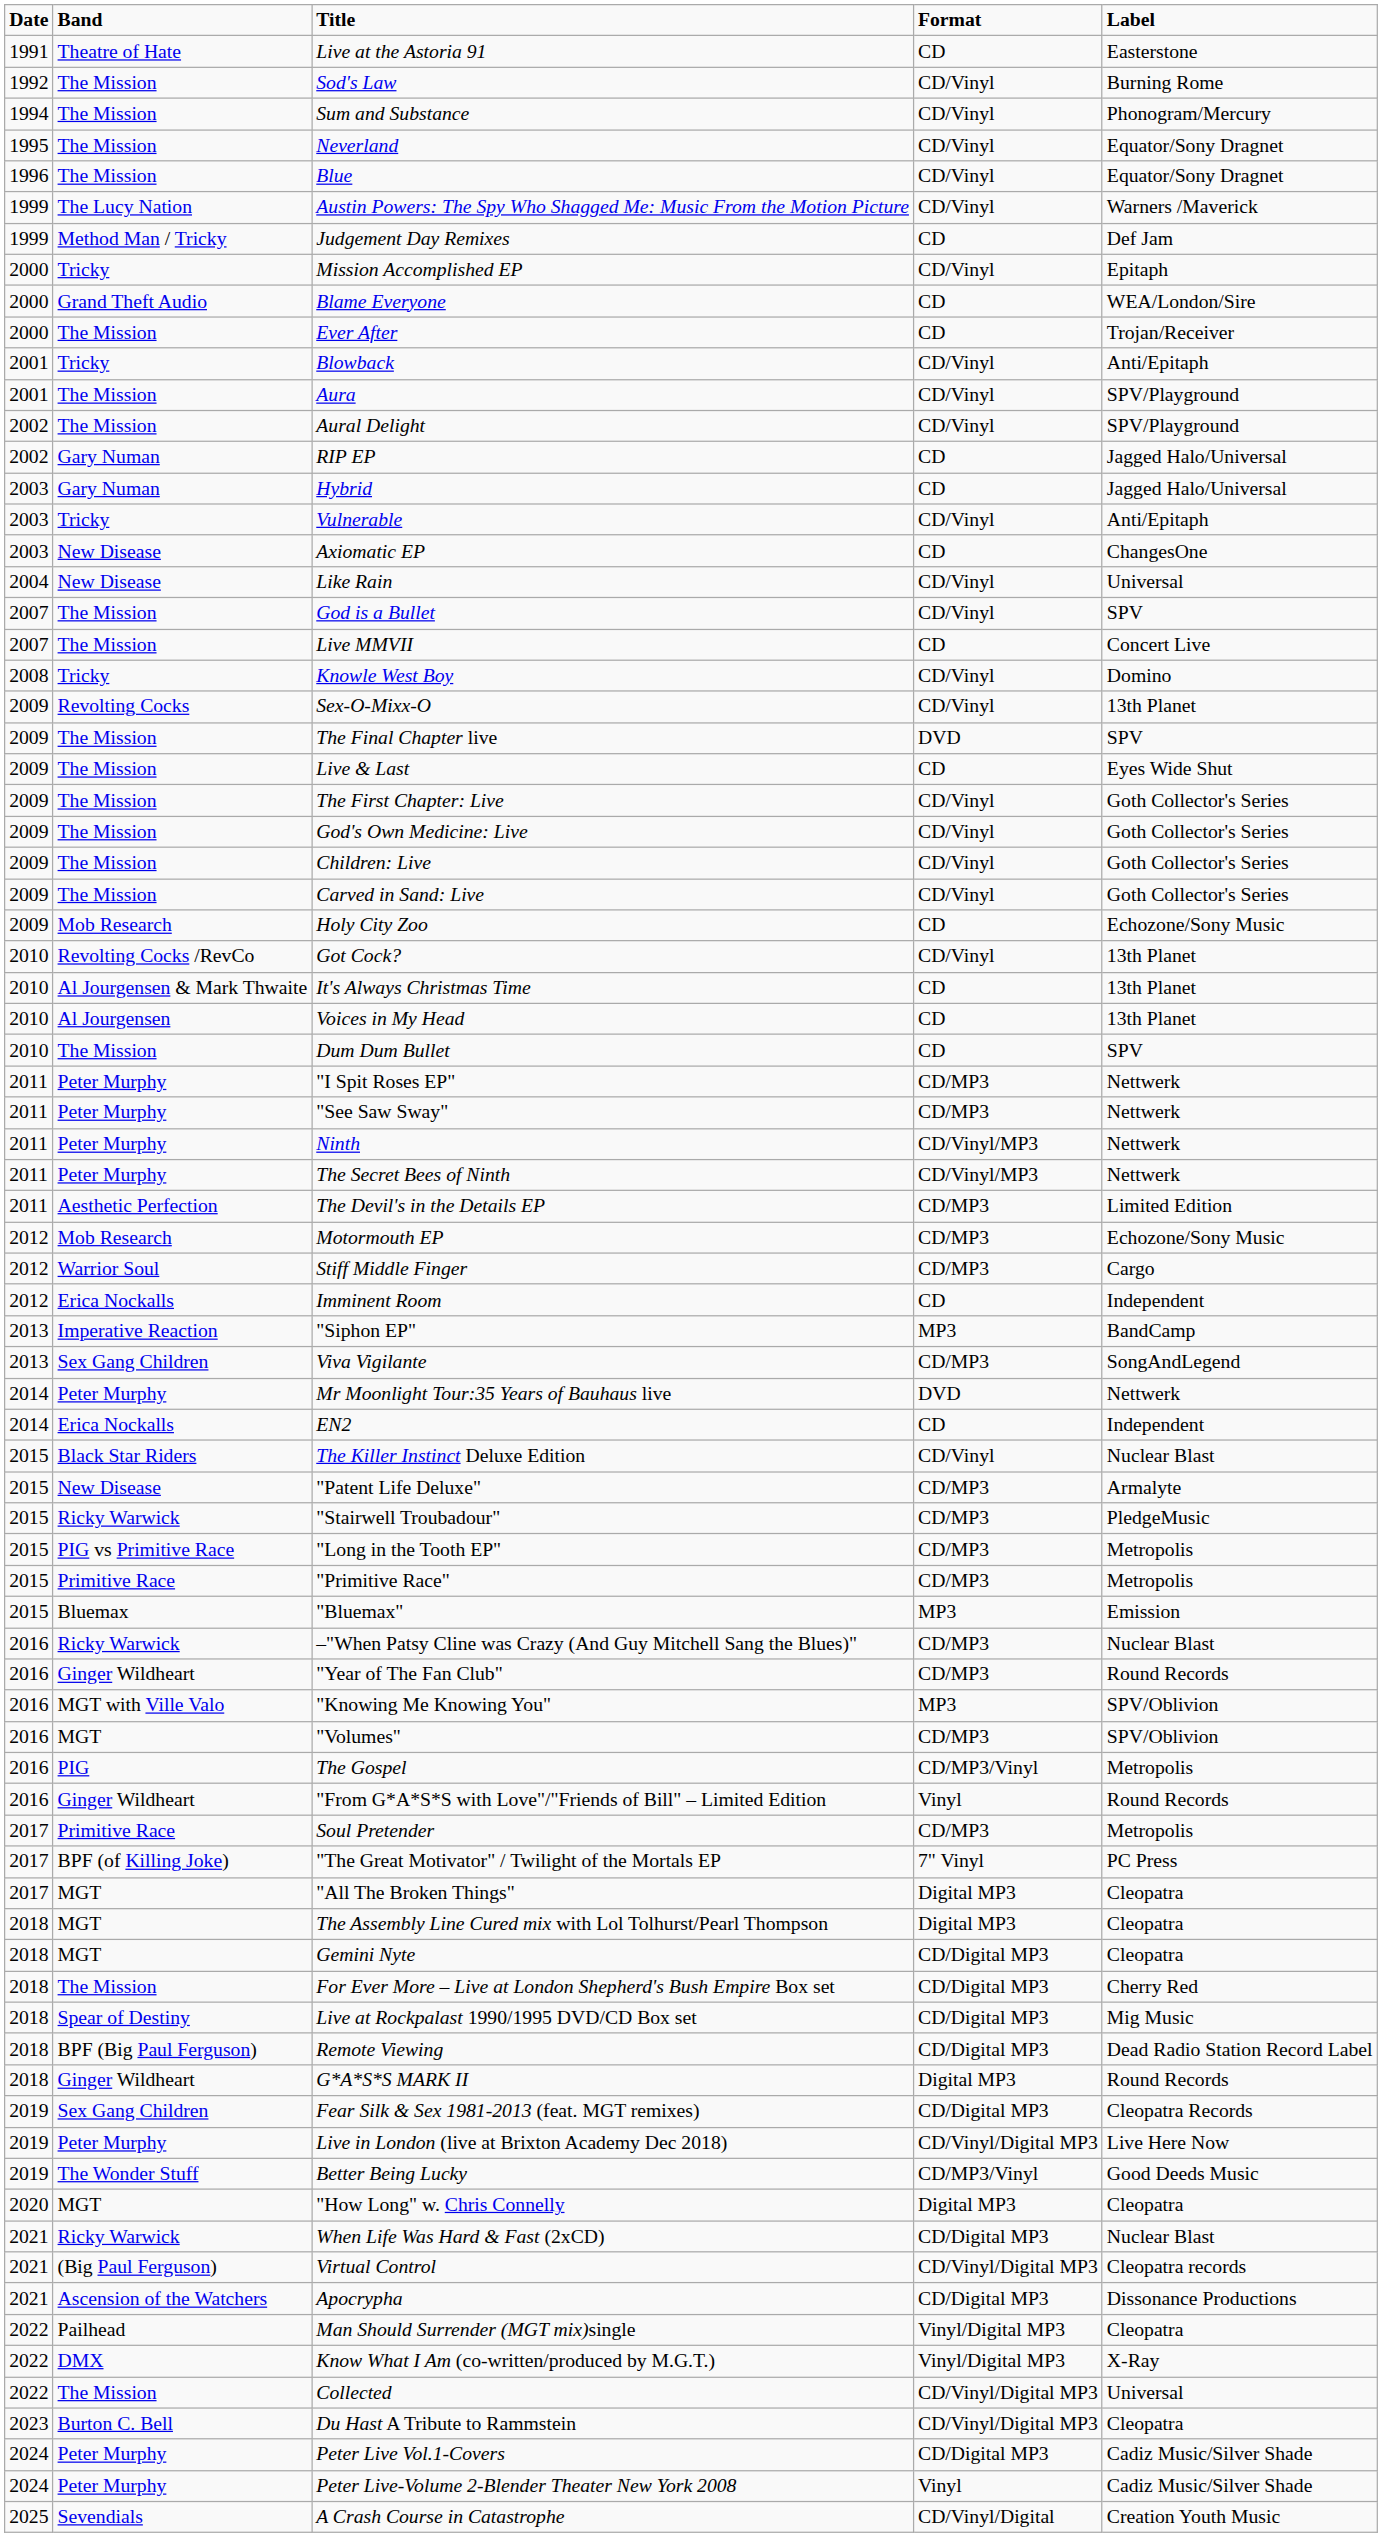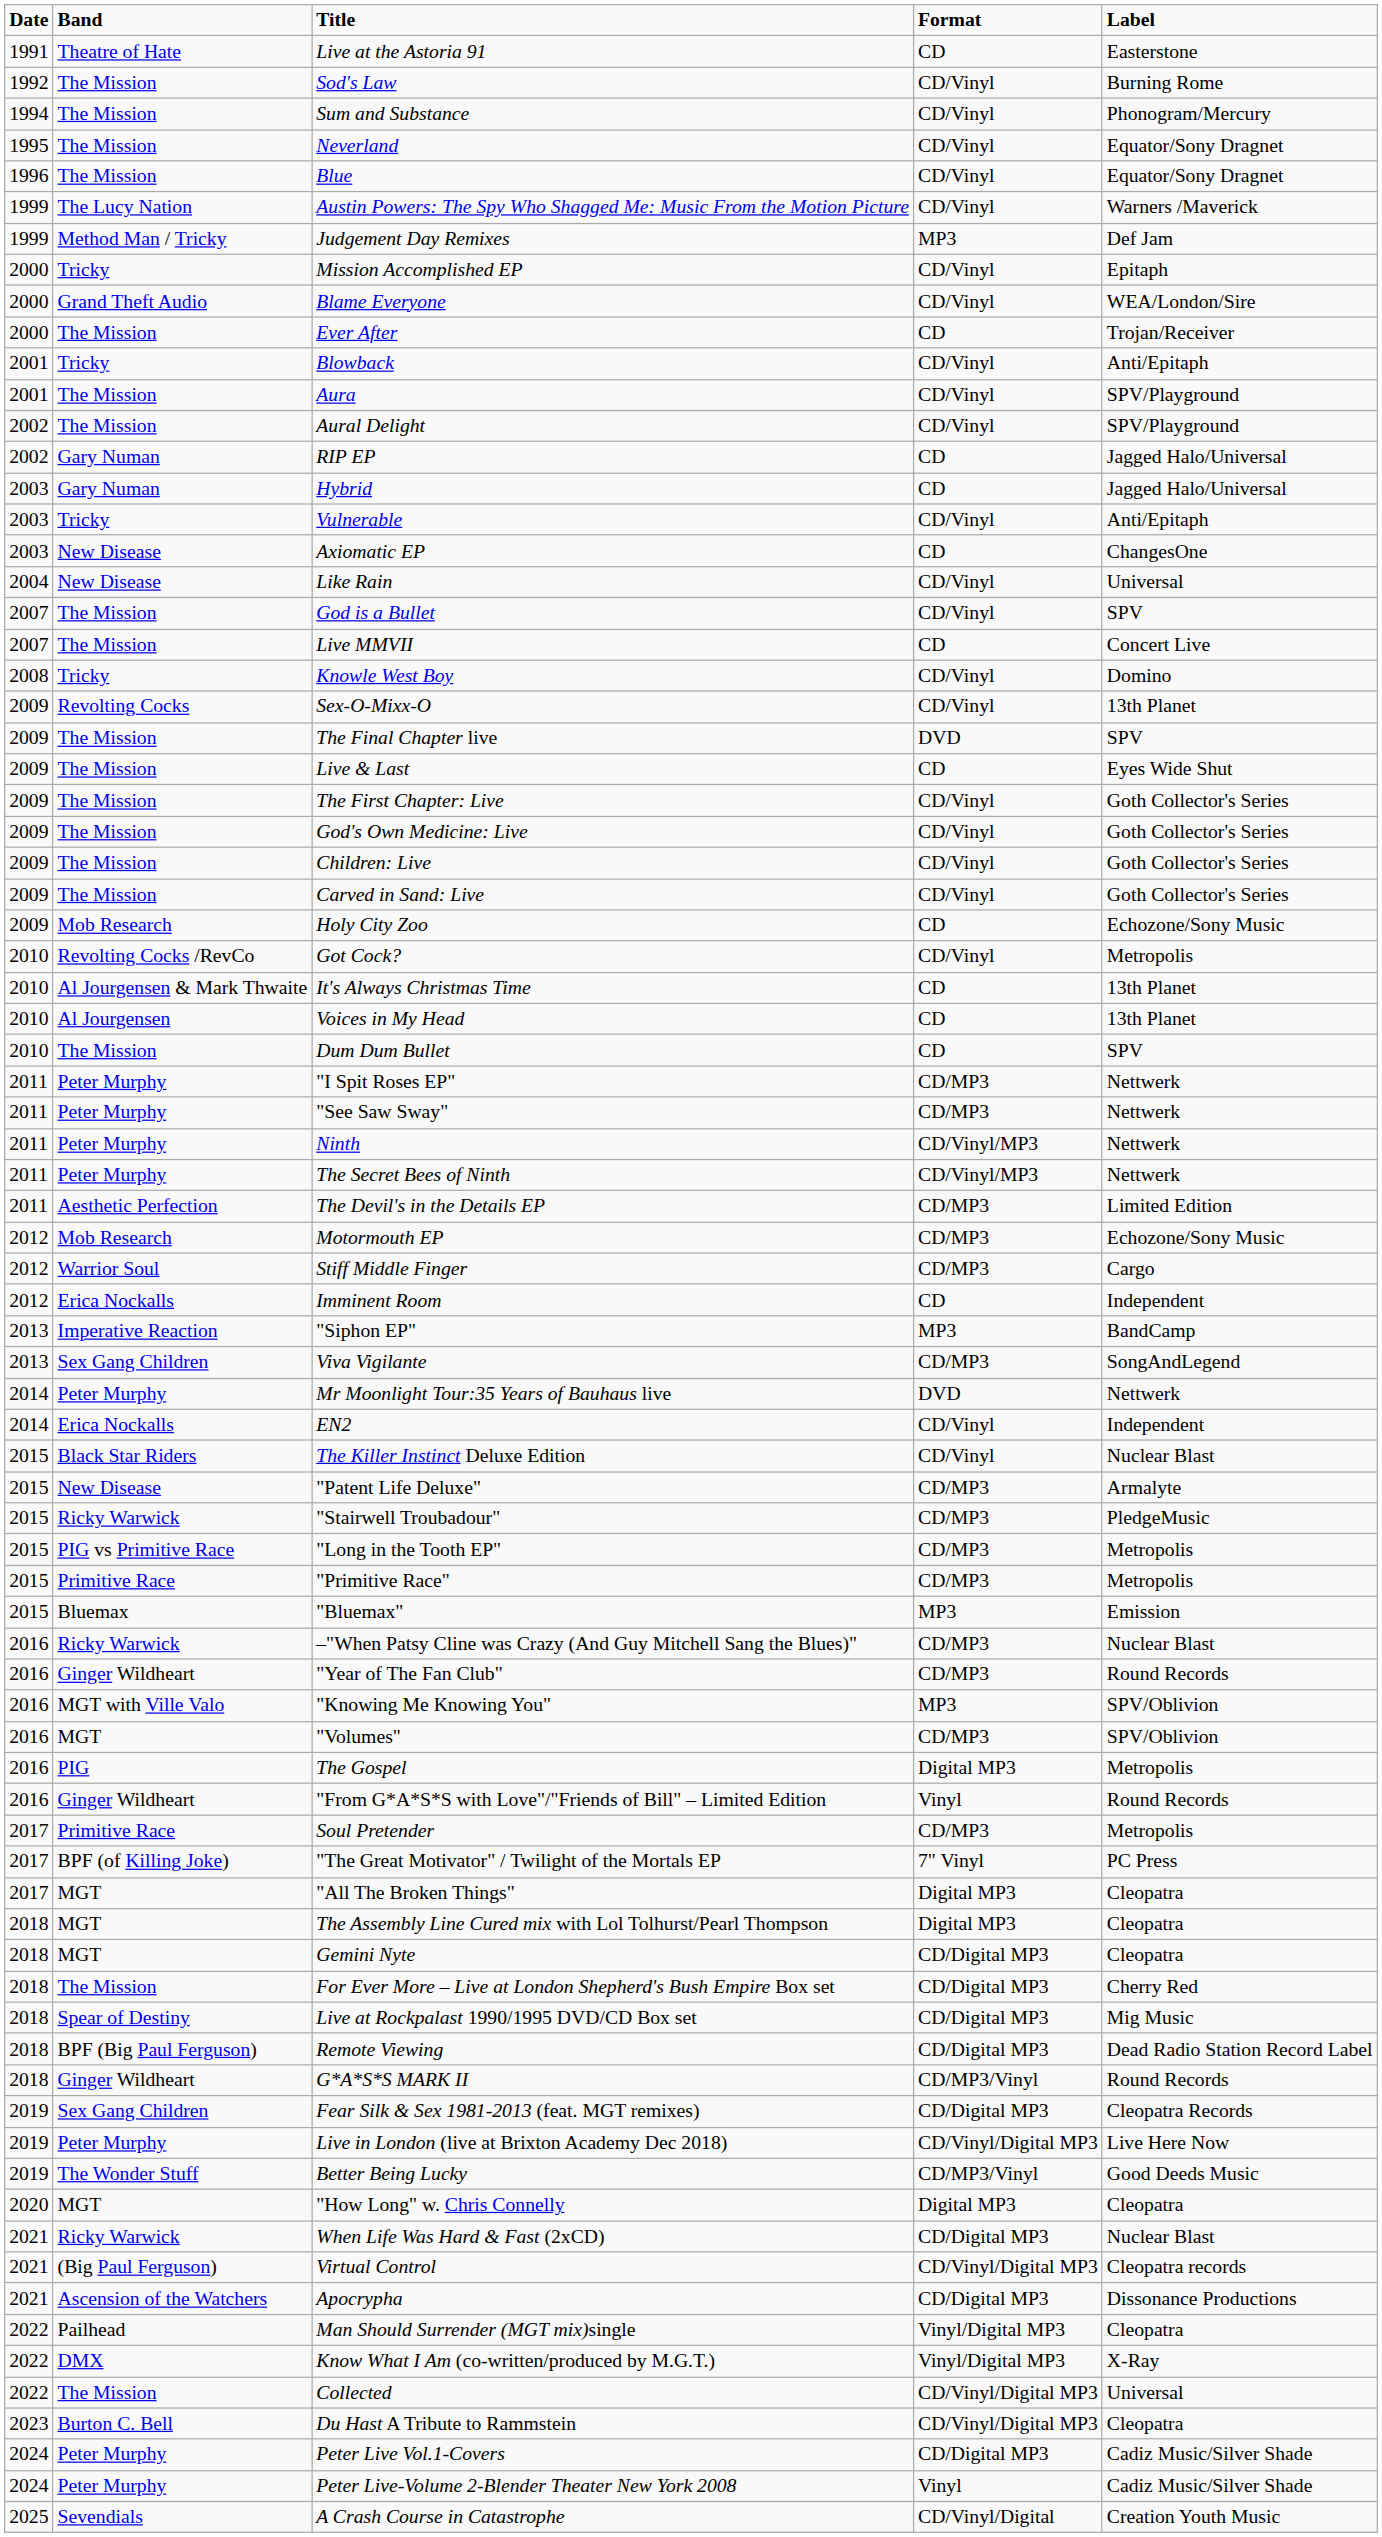(932, 238) CD -> (937, 238) MP3
(932, 301) CD -> (956, 301) CD/Vinyl
(1151, 956) 13th Planet -> (1150, 956) Metropolis
(932, 1424) CD -> (956, 1424) CD/Vinyl
(978, 1767) CD/MP3/Vinyl -> (967, 1767) Digital MP3
(967, 2080) Digital MP3 -> (978, 2080) CD/MP3/Vinyl
